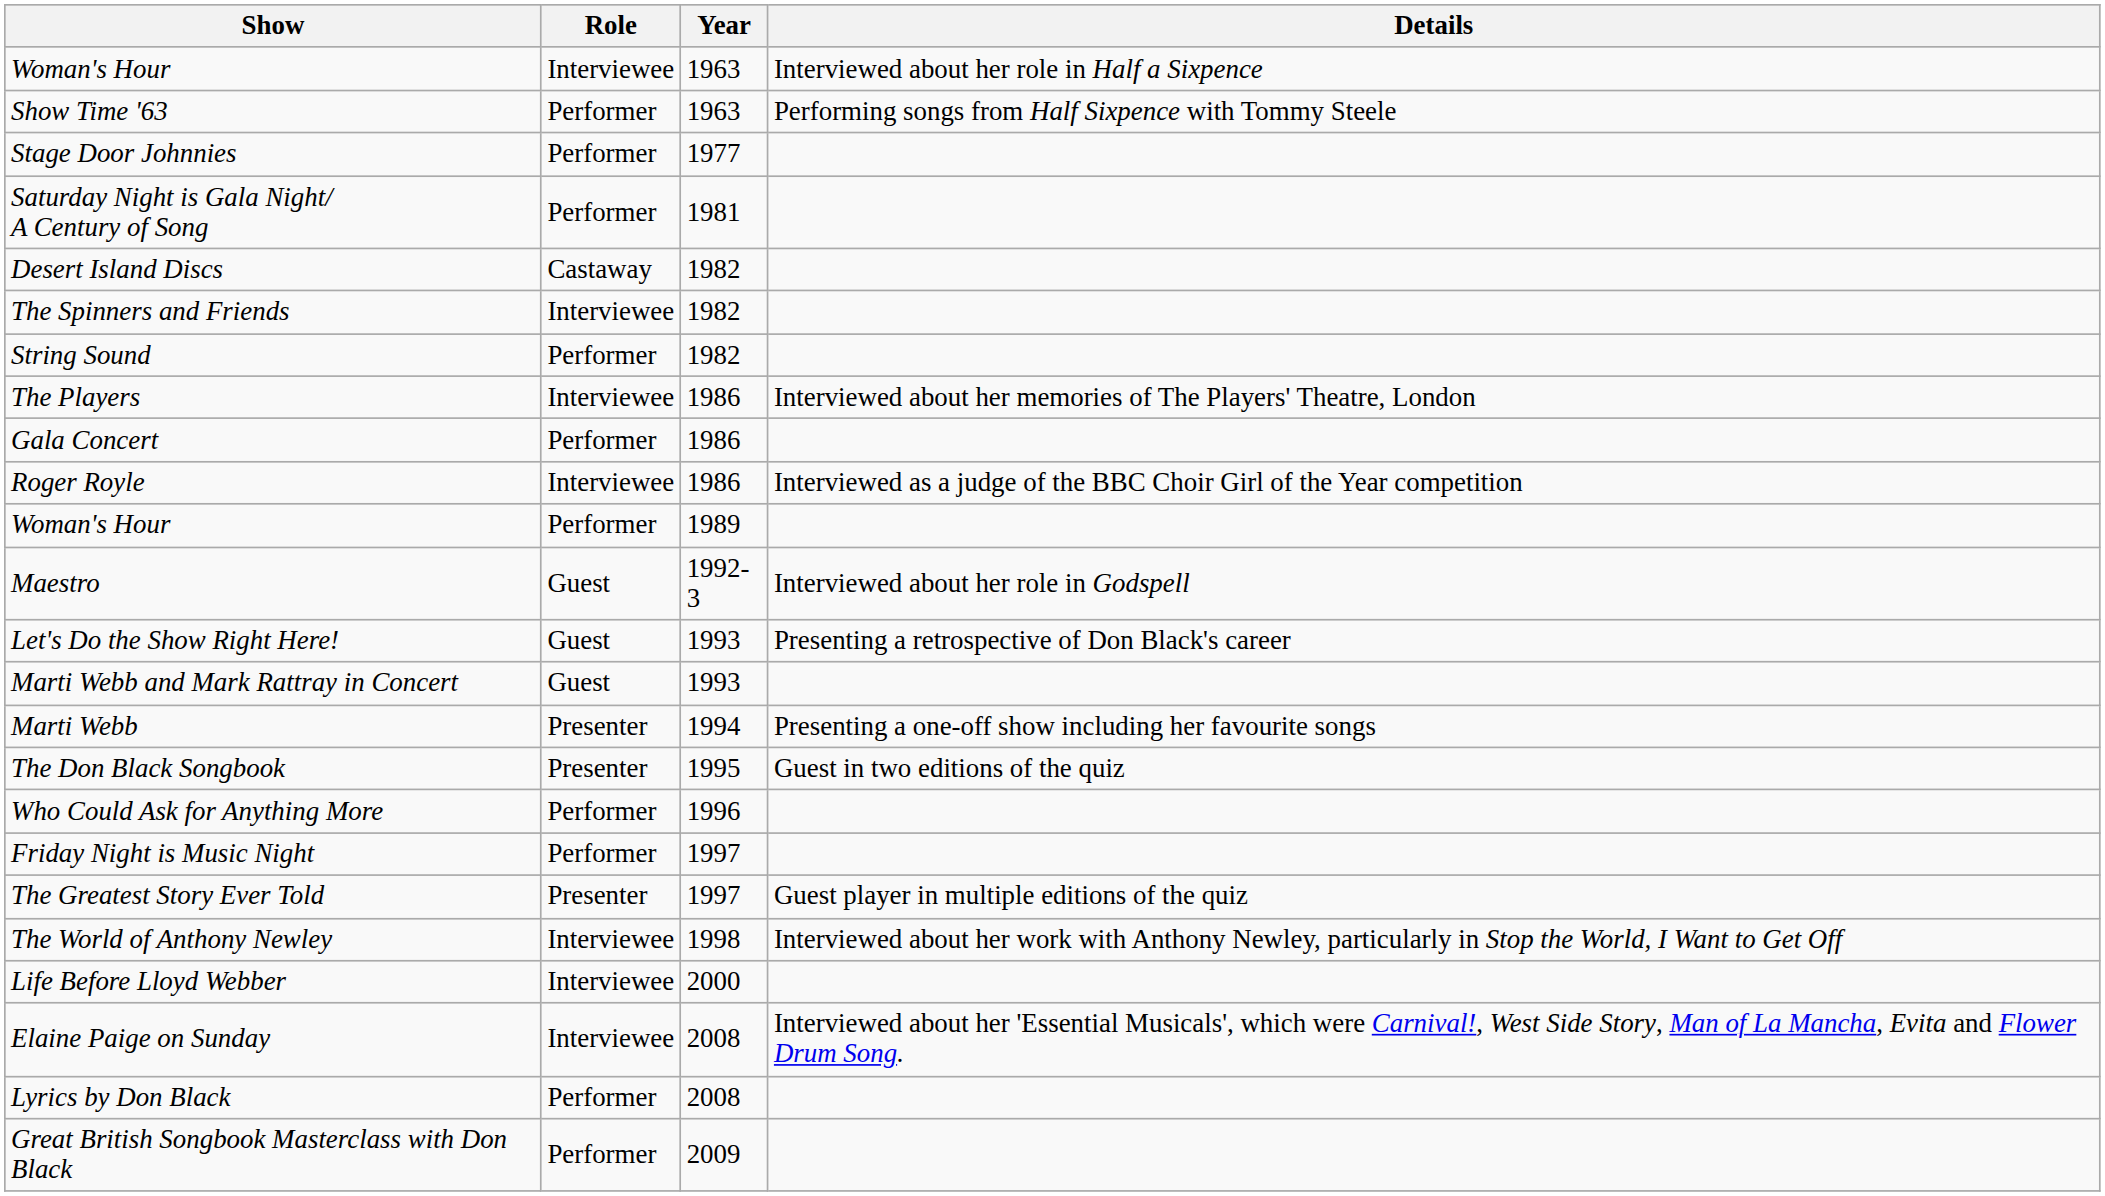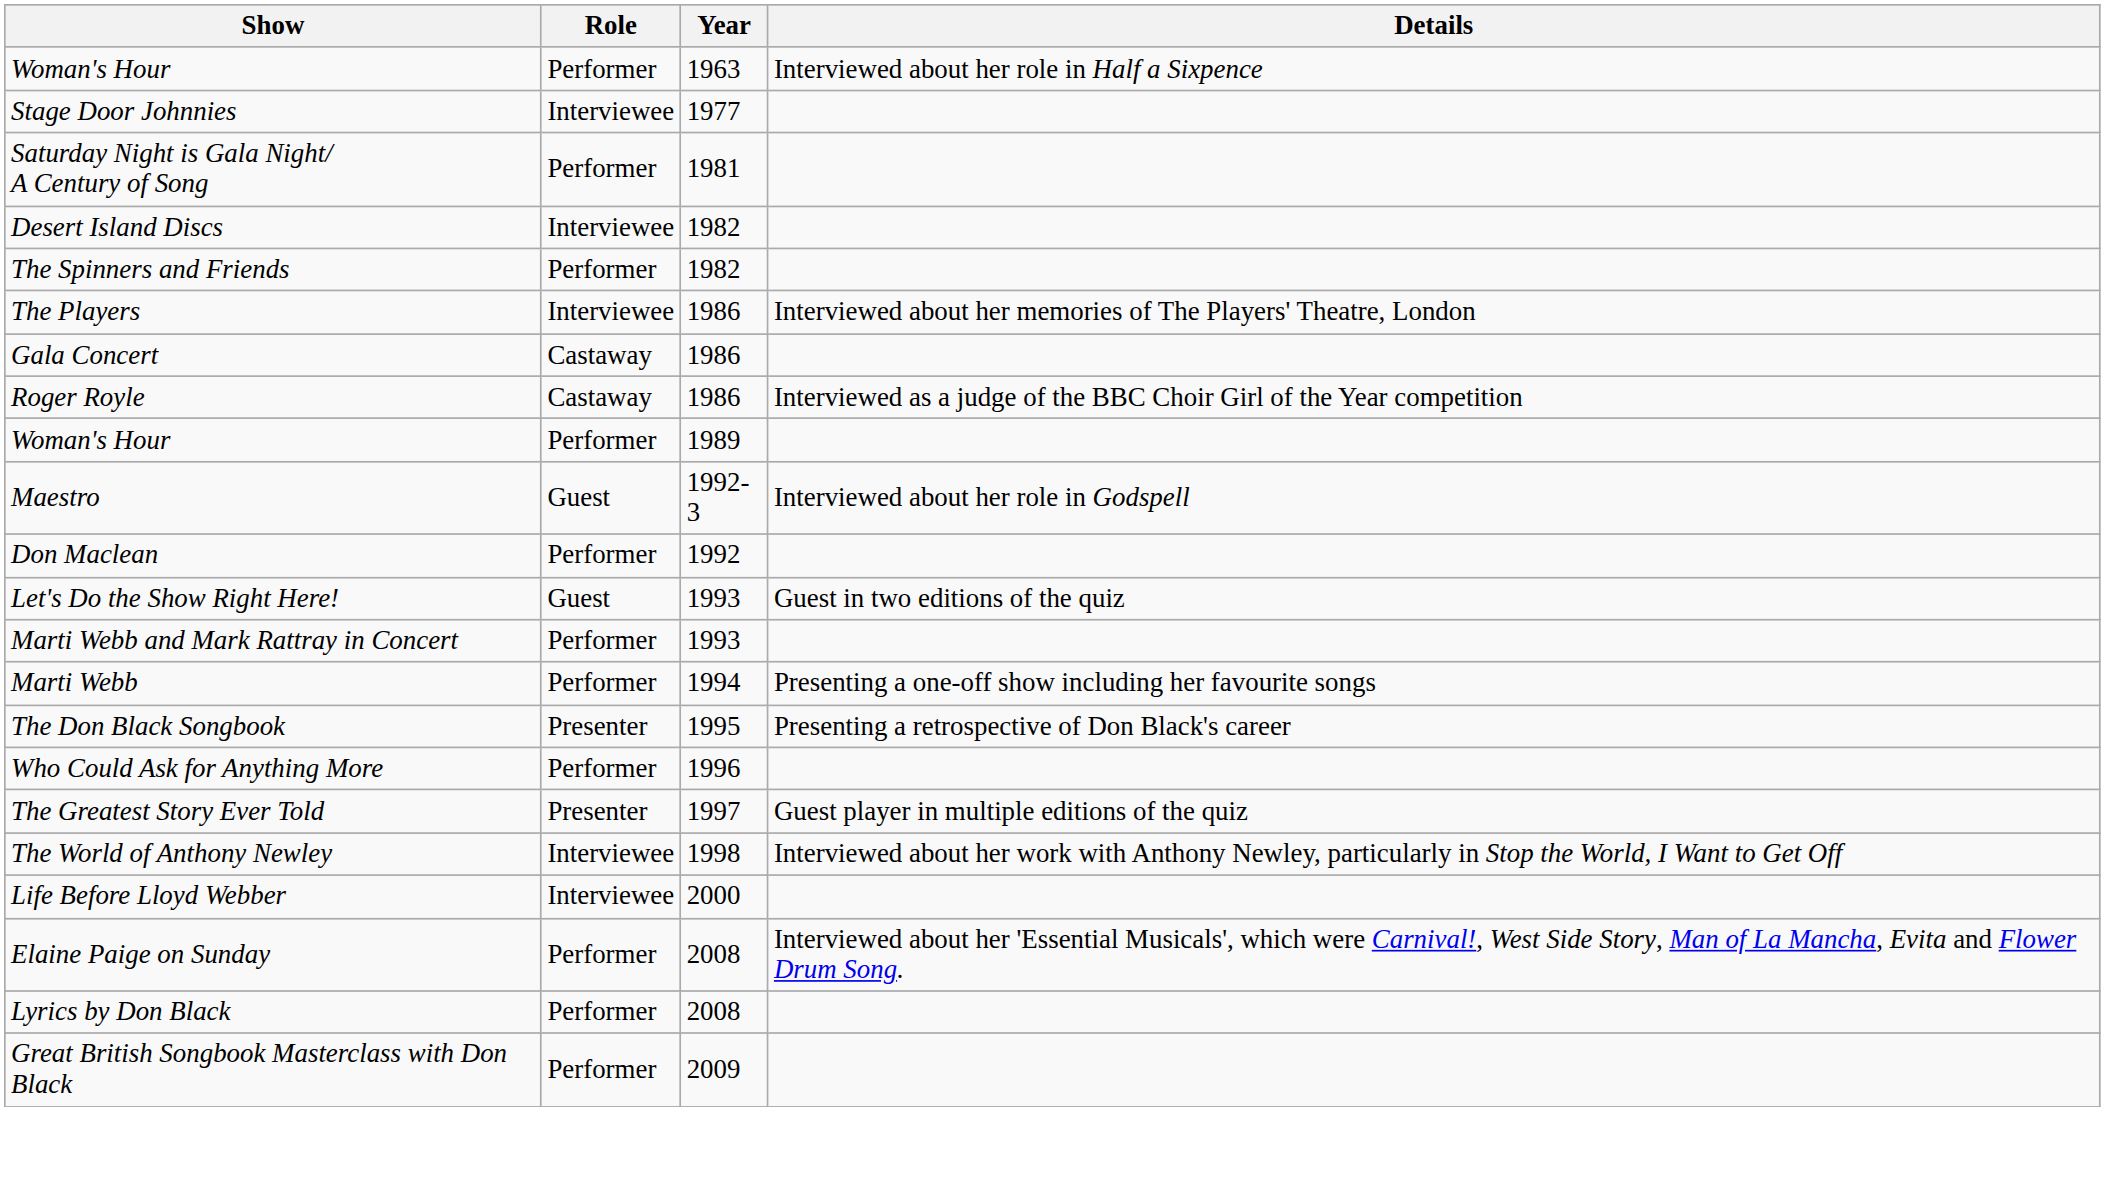(611, 68) Interviewee -> (602, 68) Performer
- row: (89, 111)
(602, 153) Performer -> (611, 111) Interviewee
(600, 269) Castaway -> (611, 226) Interviewee
(611, 311) Interviewee -> (602, 269) Performer
- row: (81, 354)
(602, 439) Performer -> (600, 354) Castaway
(611, 482) Interviewee -> (600, 397) Castaway
+ row: (85, 555)
(1032, 640) Presenting a retrospective of Don Black's career -> (949, 597) Guest in two editions of the quiz
(579, 683) Guest -> (602, 640) Performer
(597, 725) Presenter -> (602, 683) Performer
(949, 768) Guest in two editions of the quiz -> (1032, 725) Presenting a retrospective of Don Black's career
- row: (163, 853)
(611, 1039) Interviewee -> (602, 954) Performer
